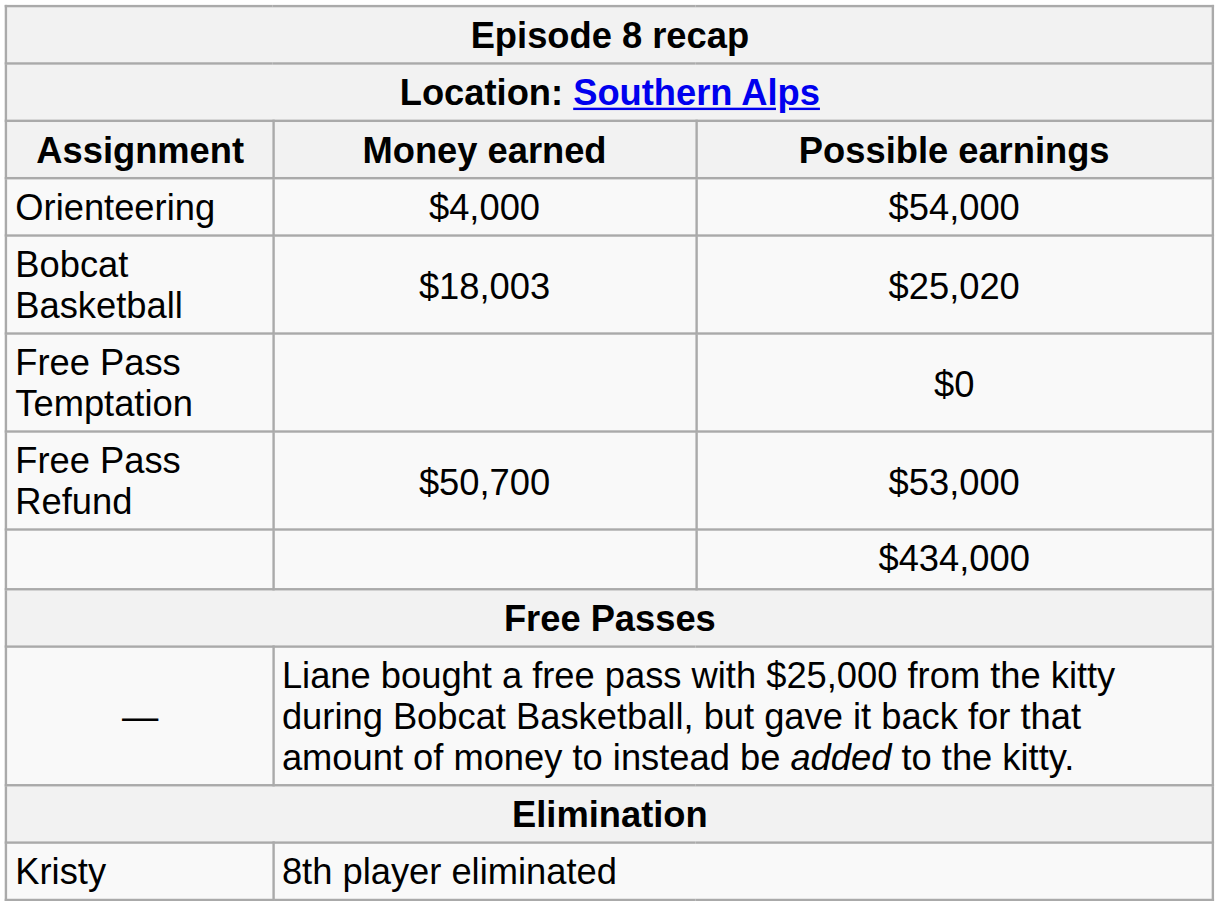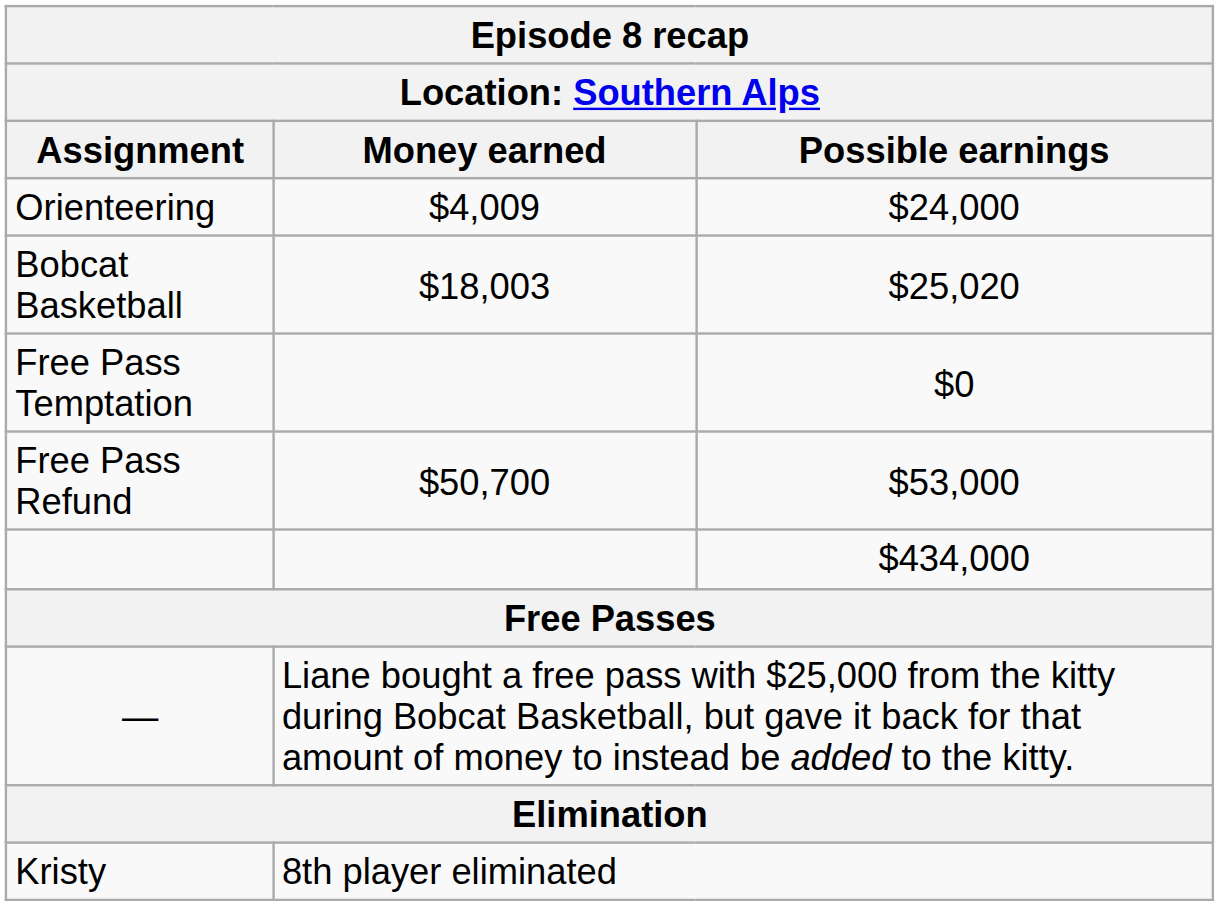(484, 207) $4,000 -> (484, 207) $4,009
(954, 207) $54,000 -> (954, 207) $24,000
